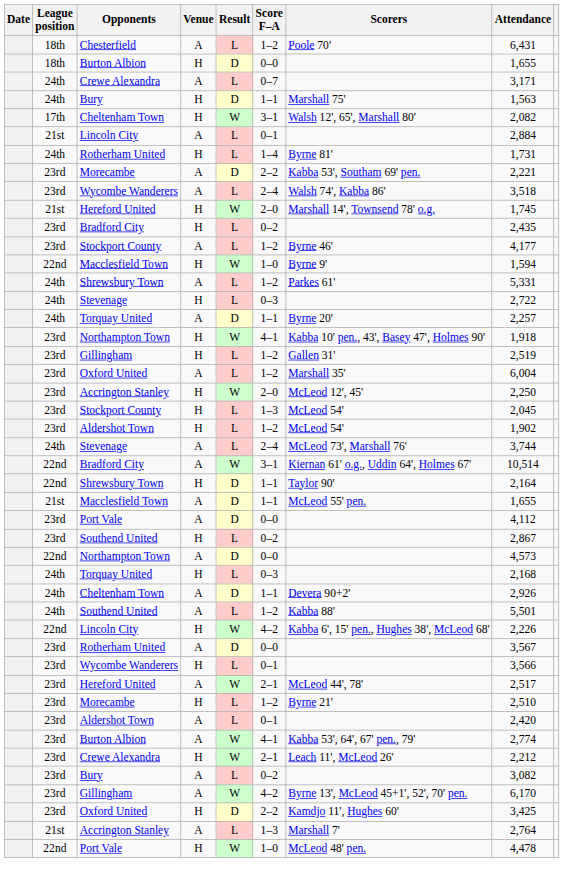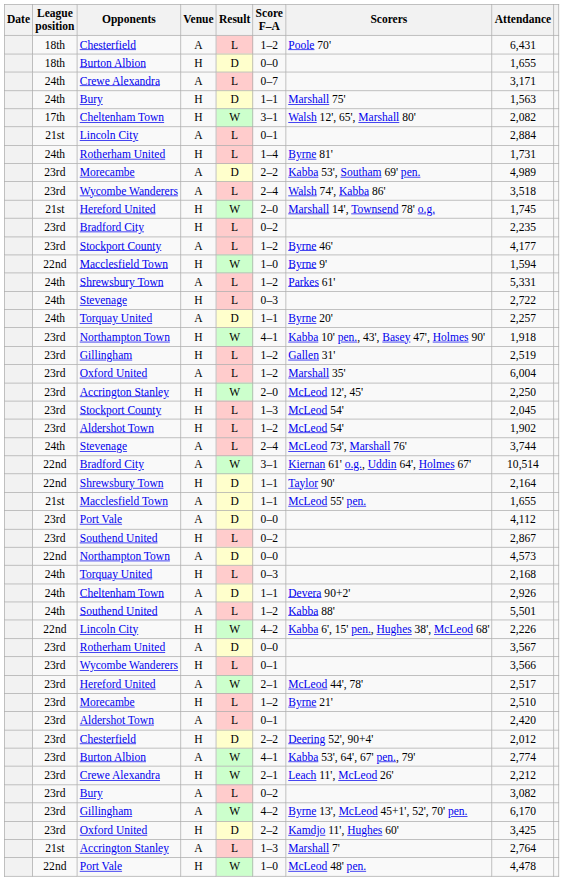(523, 172) 2,221 -> (523, 172) 4,989
(523, 227) 2,435 -> (523, 227) 2,235
+ row: (108, 739)
